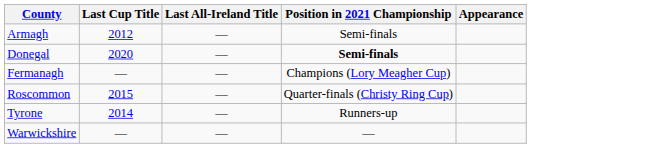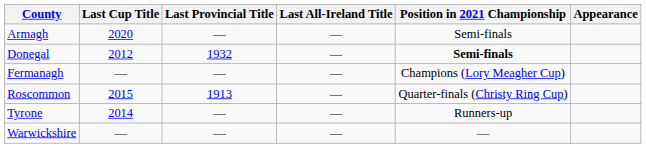+ column: (219, 14)
(121, 34) 2012 -> (121, 34) 2020
(121, 53) 2020 -> (121, 53) 2012
